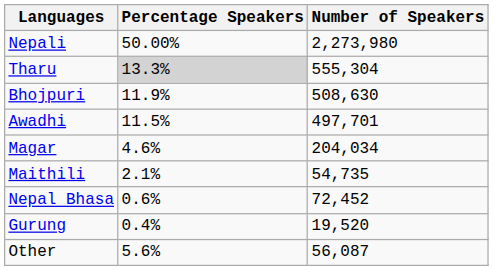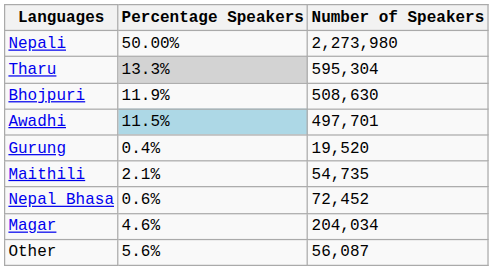(345, 70) 555,304 -> (345, 70) 595,304
(146, 122) no background -> (146, 122) lightblue background
rows swapped: (32, 148) <-> (37, 226)
